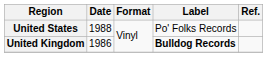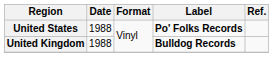(196, 28) normal -> (199, 28) bold
(100, 44) 1986 -> (100, 44) 1988
